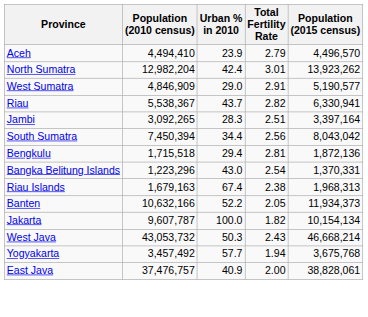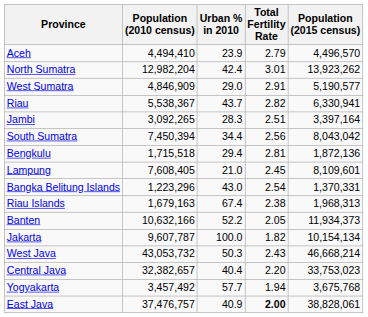+ row: (29, 170)
+ row: (36, 271)
(275, 271) normal -> (275, 304) bold
